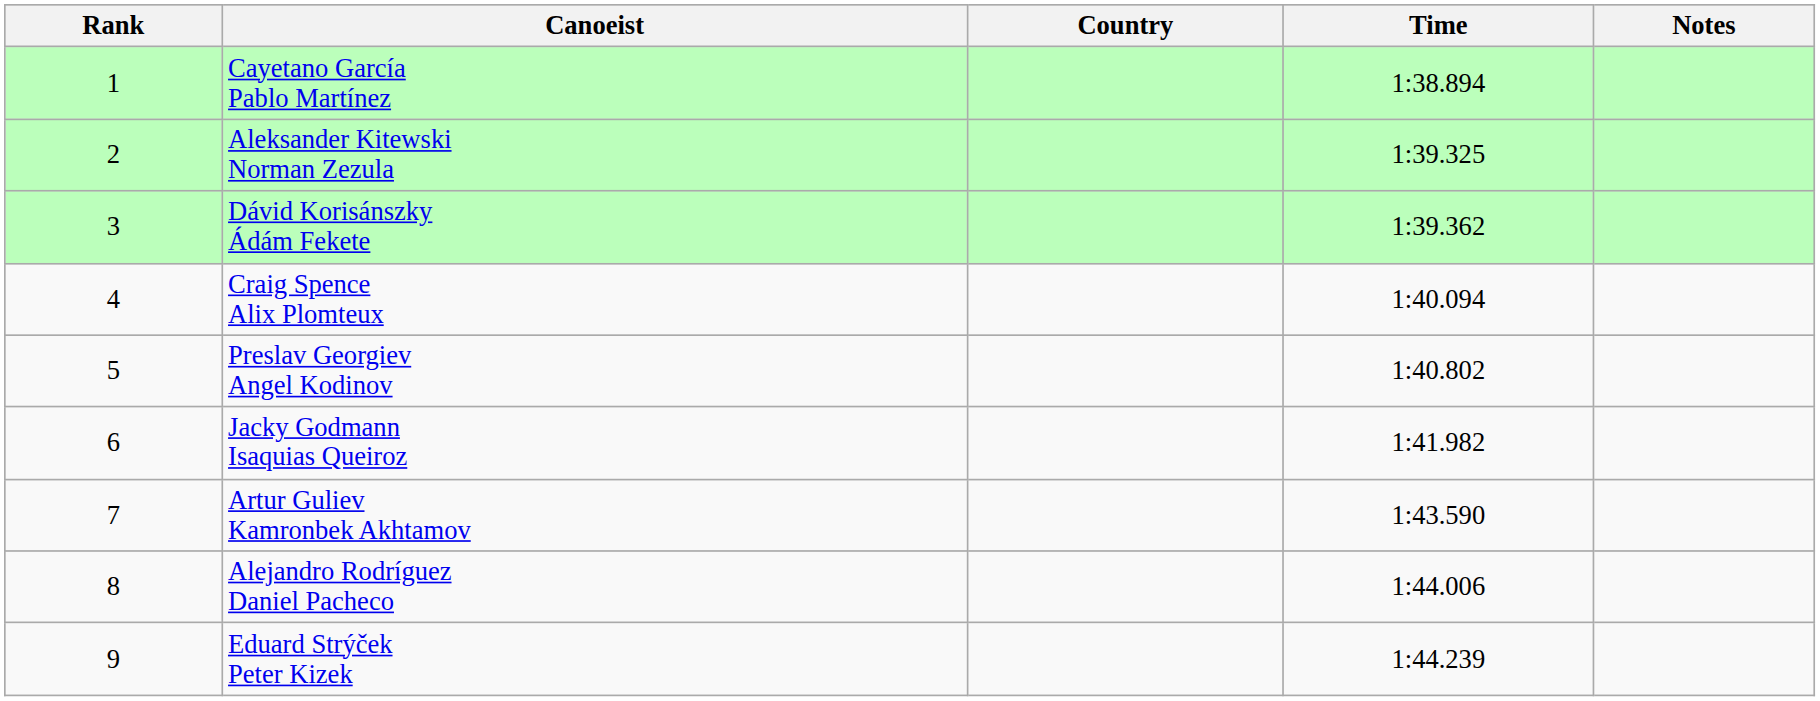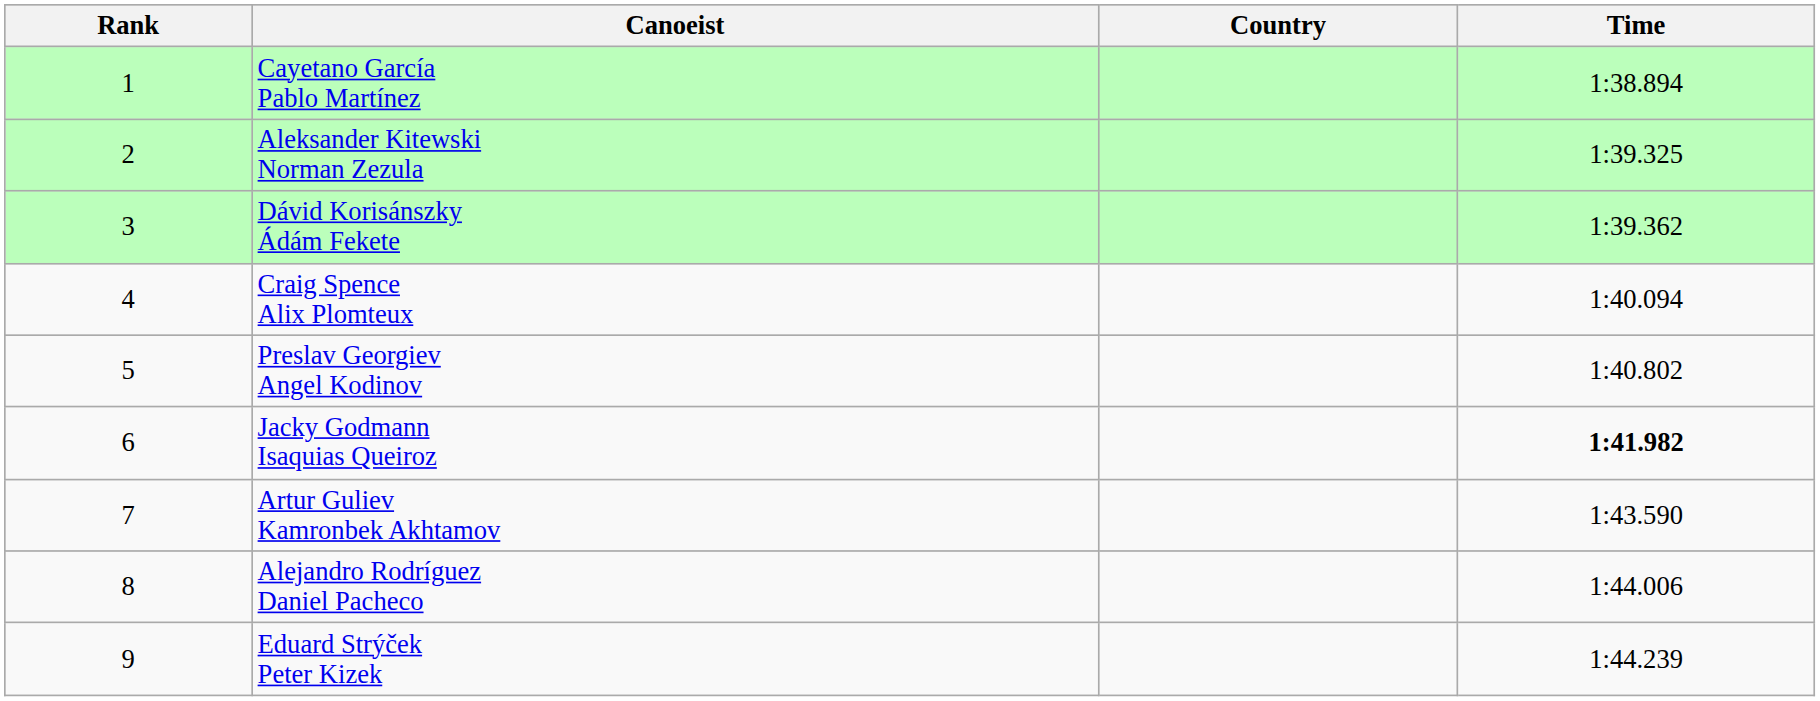- column: (1704, 25)
(1438, 442) normal -> (1636, 442) bold
